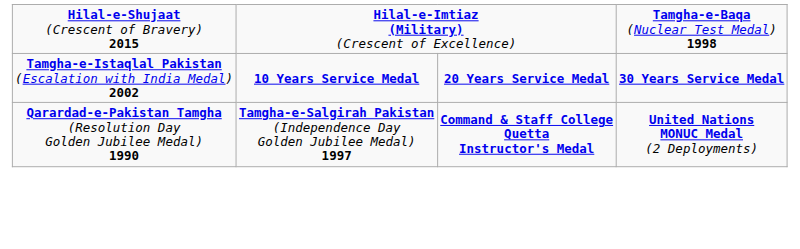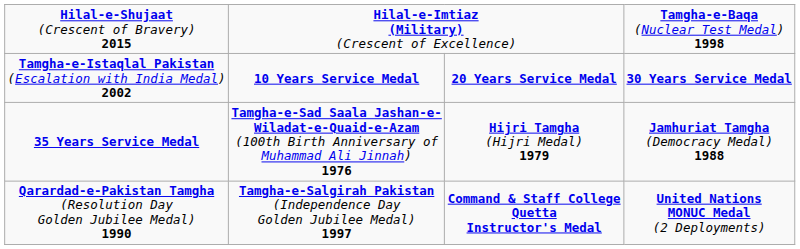+ row: (117, 142)
